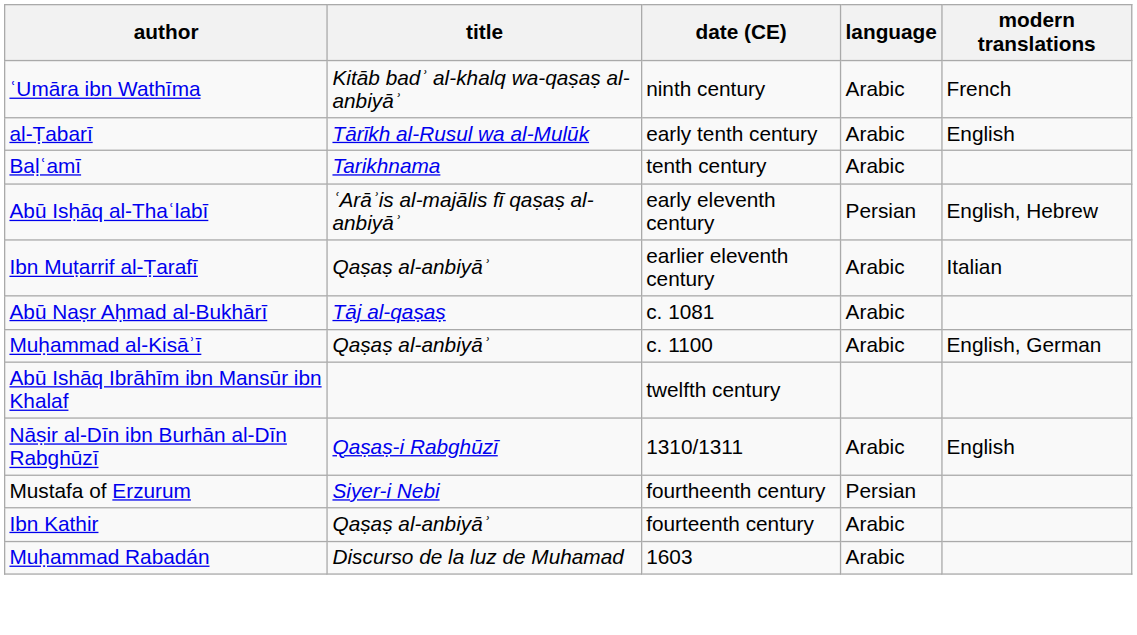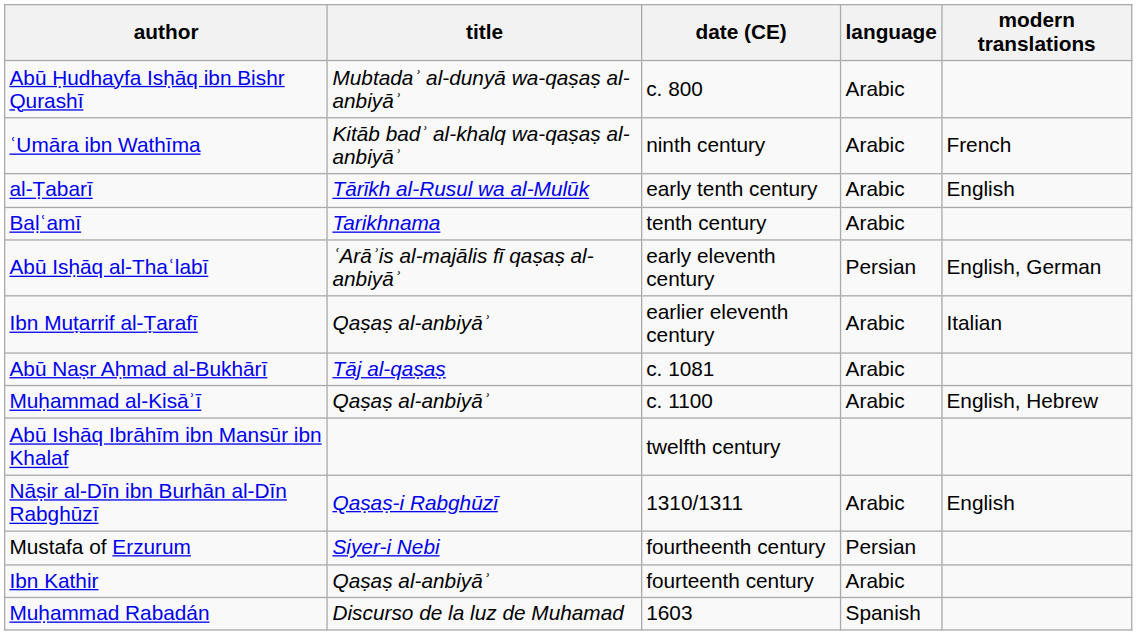+ row: (147, 89)
(1022, 211) English, Hebrew -> (1024, 267) English, German
(1024, 345) English, German -> (1022, 401) English, Hebrew
(875, 557) Arabic -> (883, 613) Spanish
